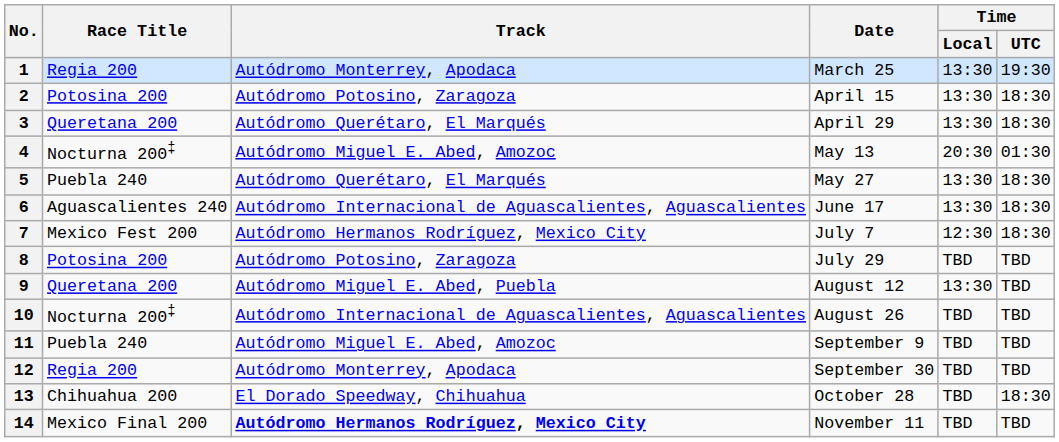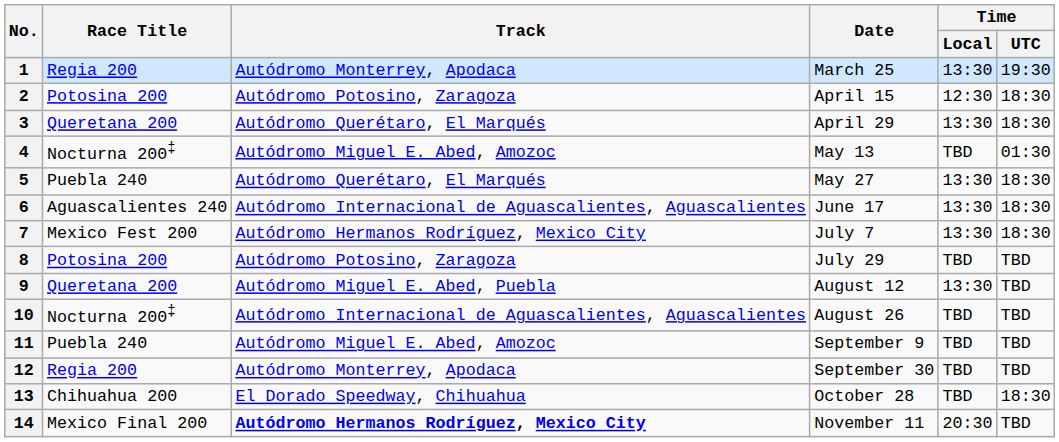(967, 97) 13:30 -> (967, 97) 12:30
(967, 152) 20:30 -> (957, 152) TBD
(967, 234) 12:30 -> (967, 234) 13:30
(957, 423) TBD -> (967, 423) 20:30
